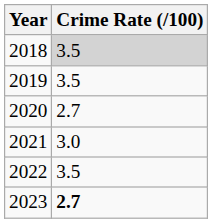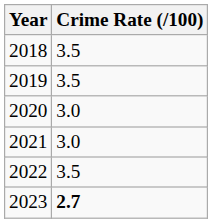(68, 50) lightgrey background -> (68, 50) no background
(68, 111) 2.7 -> (68, 111) 3.0
